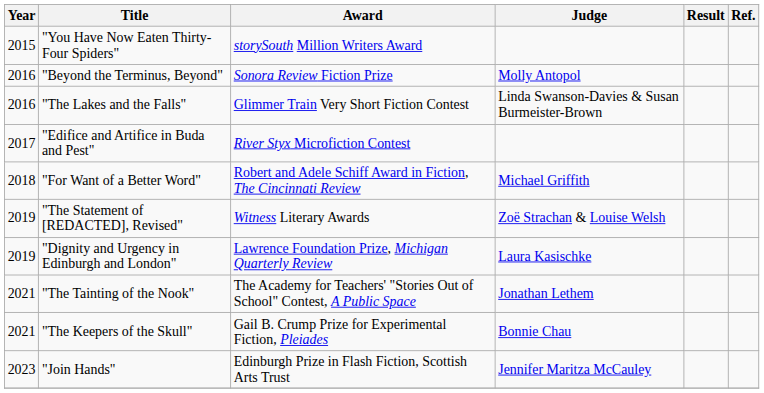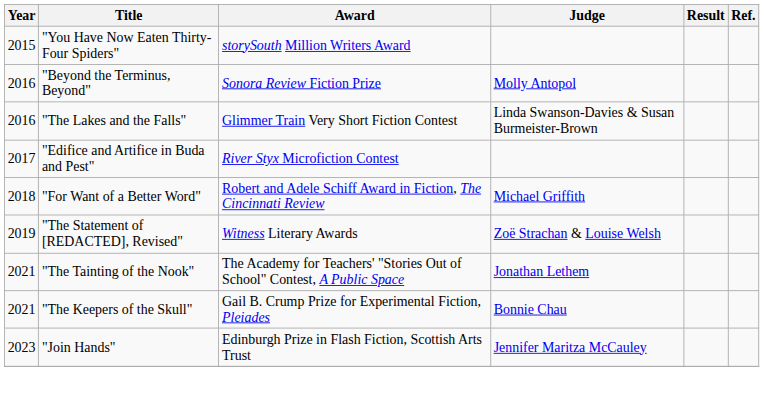- row: (111, 256)
